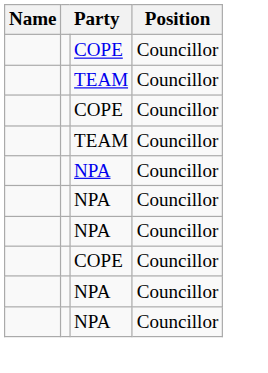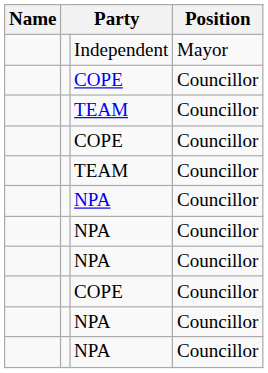+ row: (121, 49)
